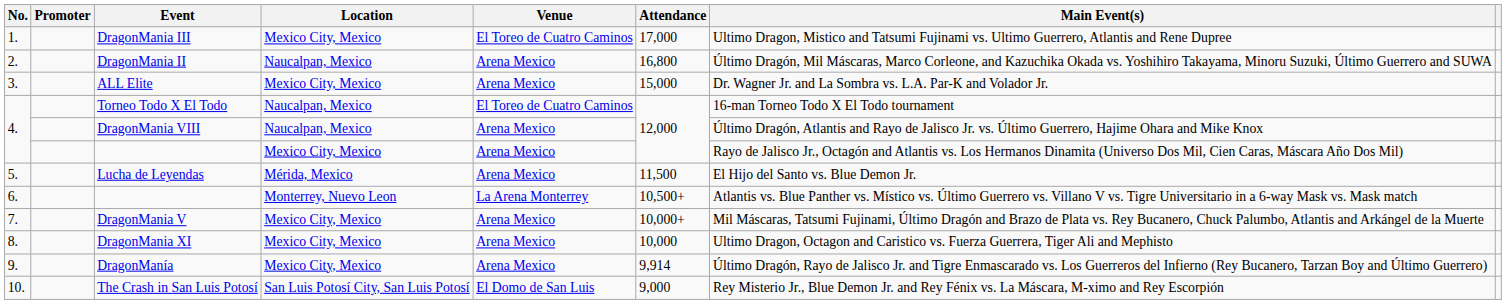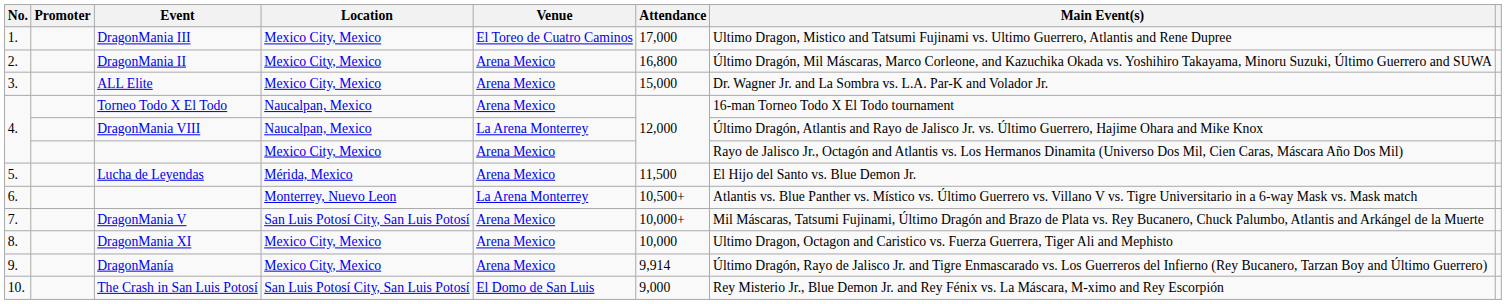(318, 60) Naucalpan, Mexico -> (323, 60) Mexico City, Mexico
(555, 106) El Toreo de Cuatro Caminos -> (516, 106) Arena Mexico
(516, 128) Arena Mexico -> (532, 128) La Arena Monterrey
(323, 219) Mexico City, Mexico -> (367, 219) San Luis Potosí City, San Luis Potosí
